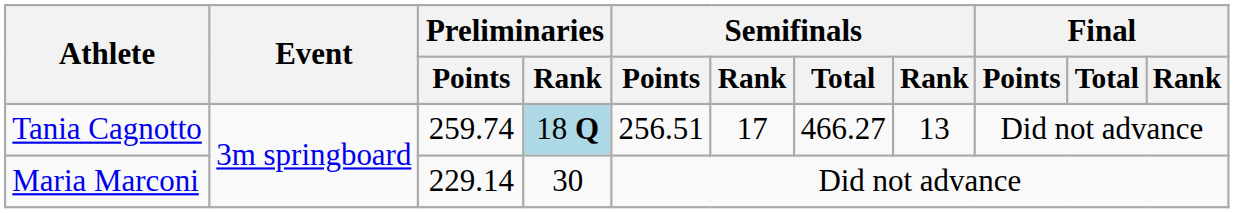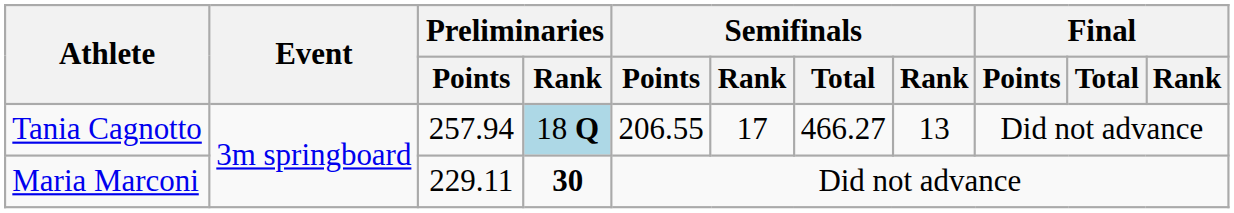(471, 129) 259.74 -> (471, 129) 257.94
(661, 129) 256.51 -> (661, 129) 206.55
(471, 180) 229.14 -> (471, 180) 229.11
(568, 180) normal -> (568, 180) bold
